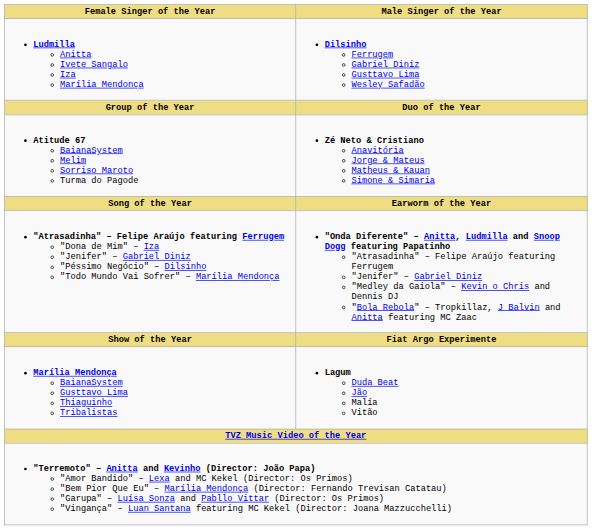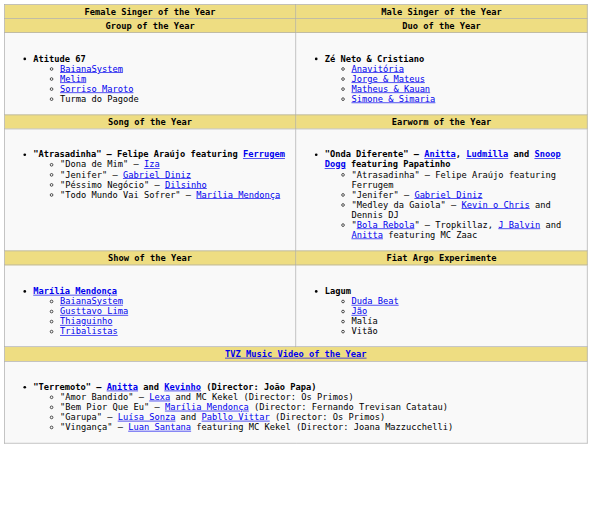- row: (150, 64)
